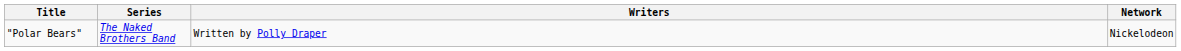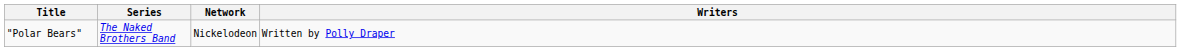columns swapped: (649, 12) <-> (1142, 12)
